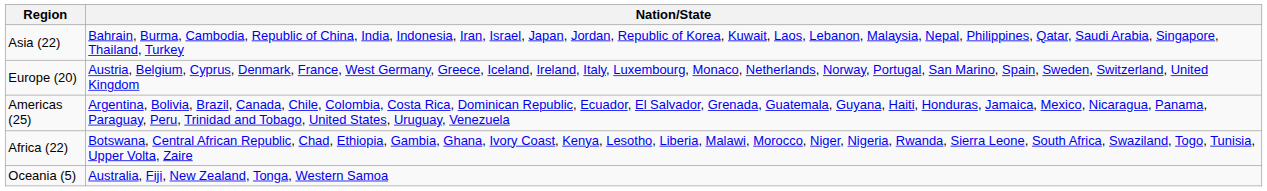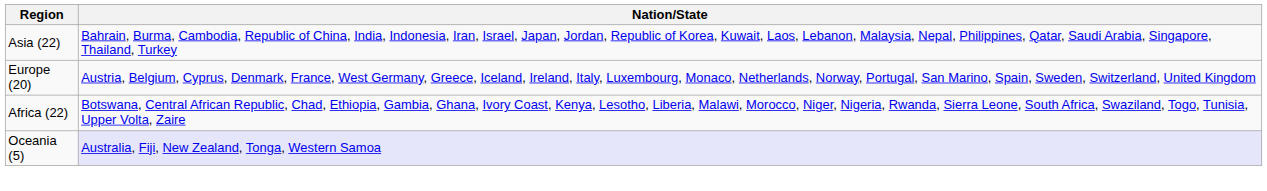- row: (35, 112)
(238, 175) no background -> (231, 148) lavender background
